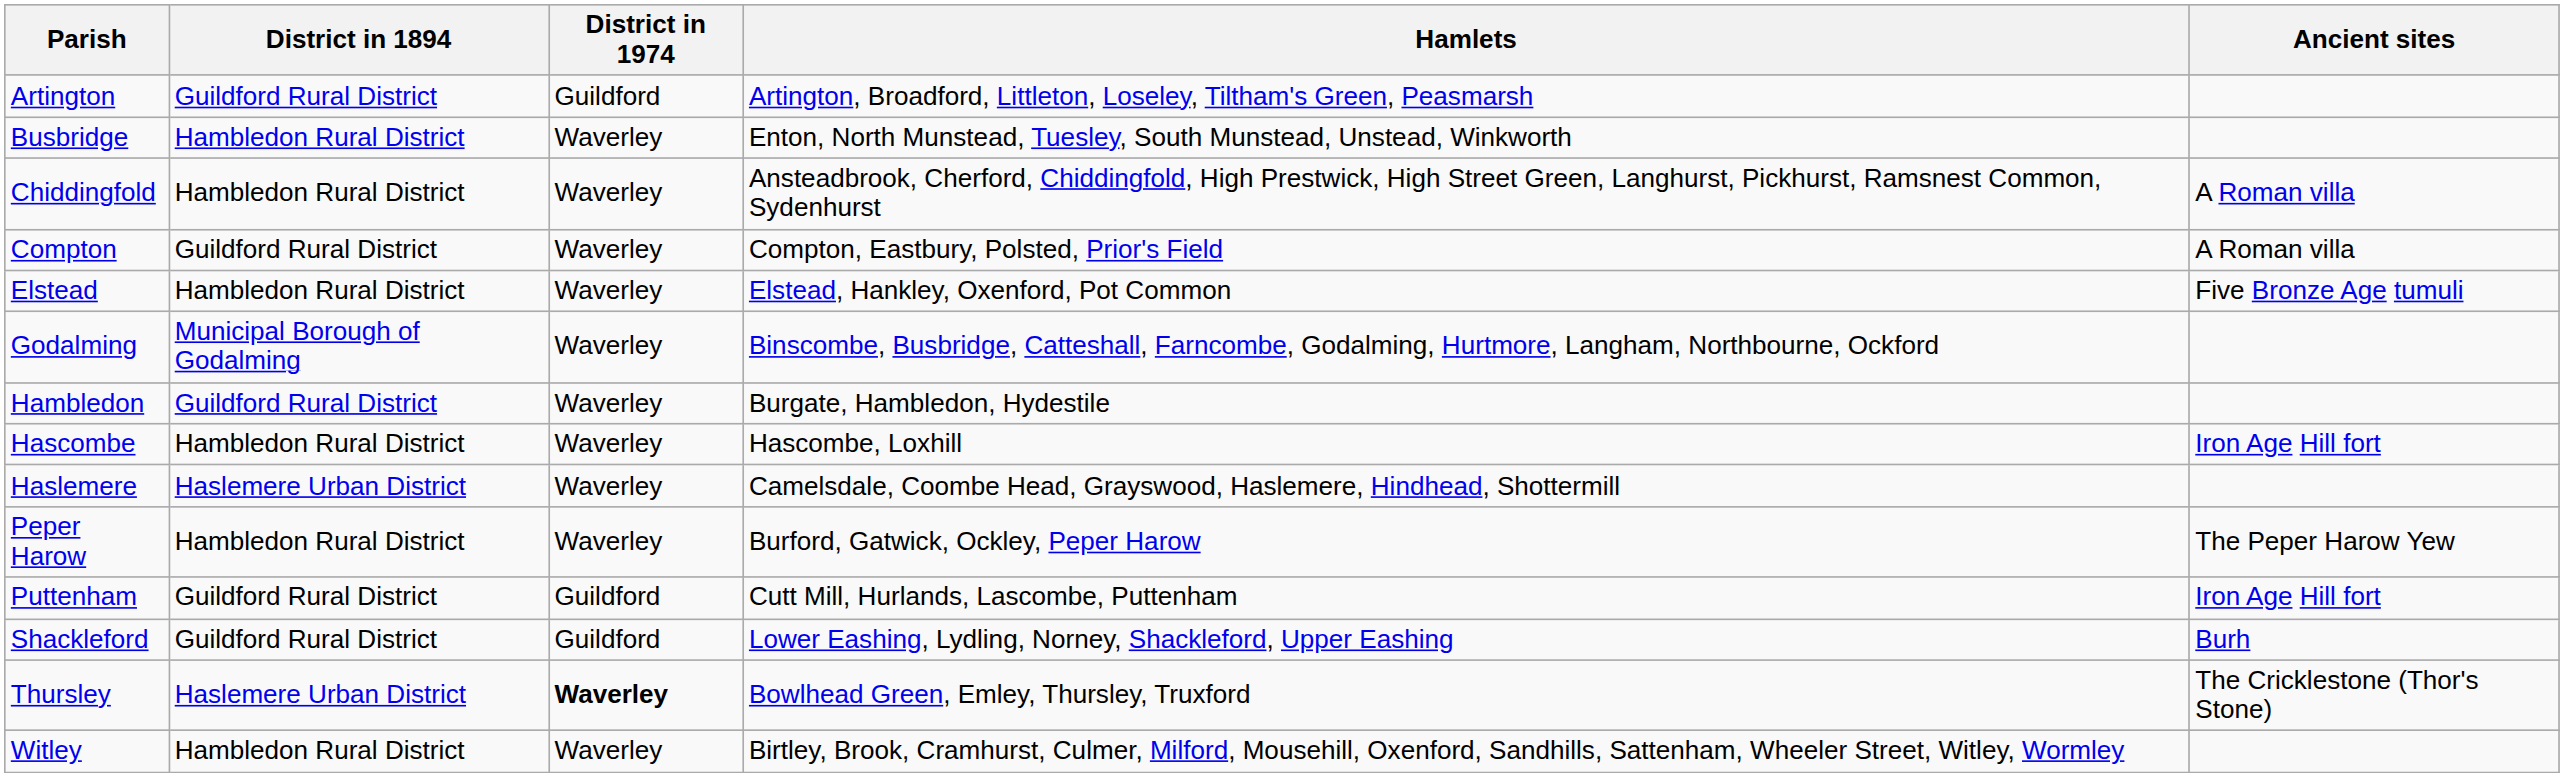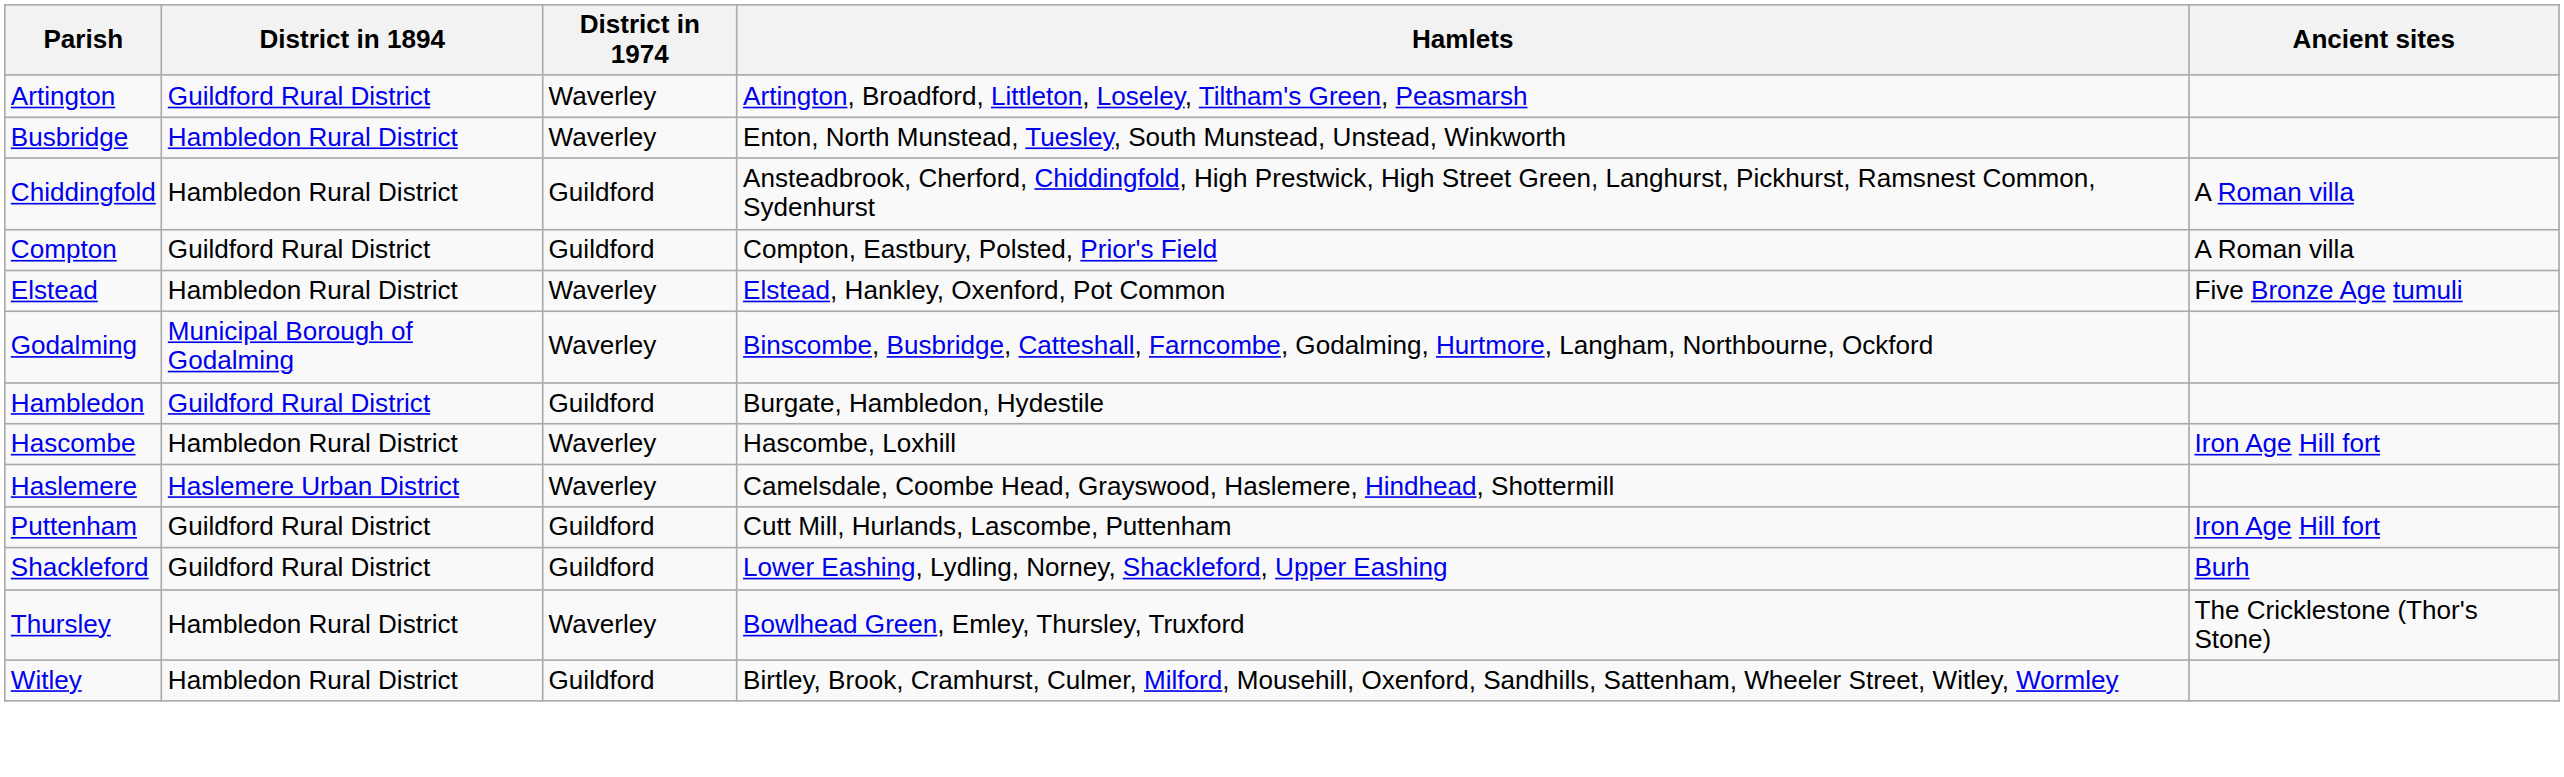(607, 95) Guildford -> (602, 95) Waverley
(608, 193) Waverley -> (601, 193) Guildford
(608, 249) Waverley -> (601, 249) Guildford
(608, 402) Waverley -> (601, 402) Guildford
- row: (49, 541)
(320, 694) Haslemere Urban District -> (313, 624) Hambledon Rural District
(611, 694) bold -> (602, 624) normal
(608, 750) Waverley -> (601, 680) Guildford
